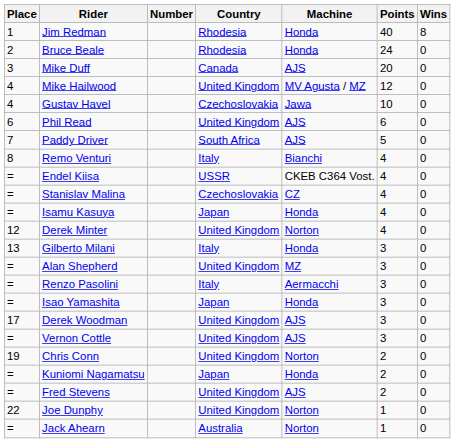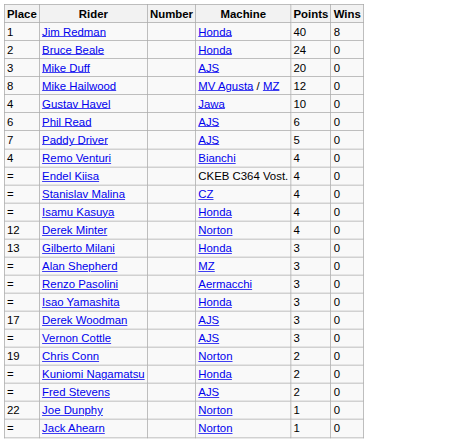- column: (239, 14)
(10, 86) 4 -> (10, 86) 8
(10, 158) 8 -> (10, 158) 4
